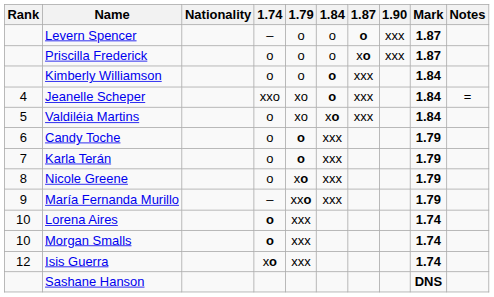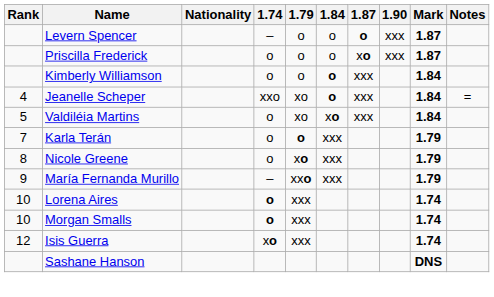- row: (83, 138)
